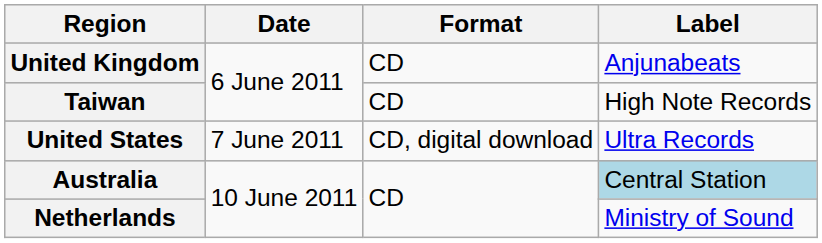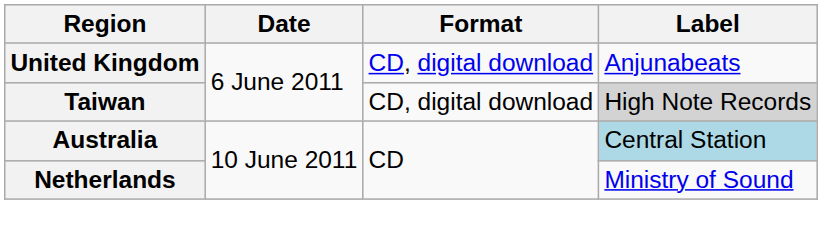(386, 62) CD -> (481, 62) CD, digital download
(386, 101) CD -> (481, 101) CD, digital download
(708, 101) no background -> (708, 101) lightgrey background
- row: (105, 140)
